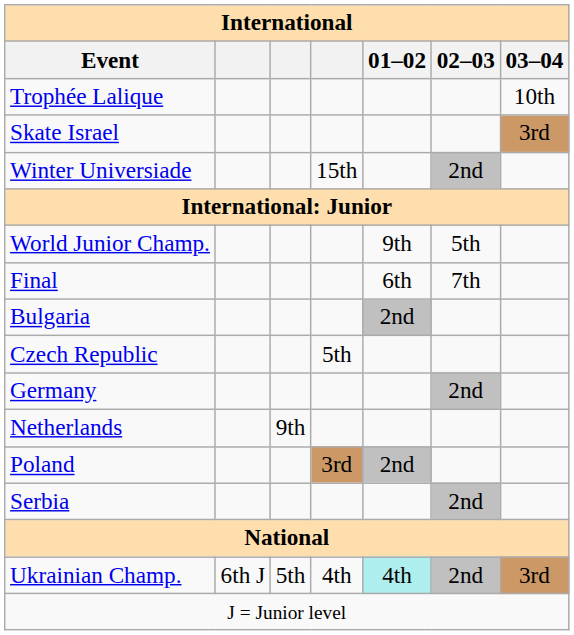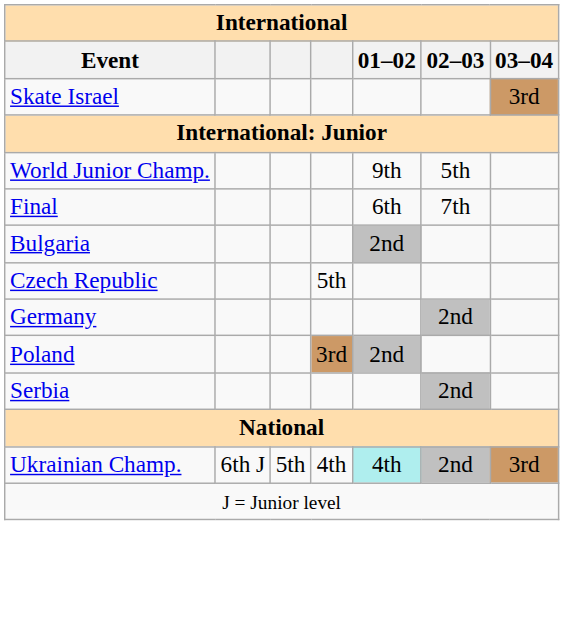- row: (87, 96)
- row: (101, 170)
- row: (66, 427)
